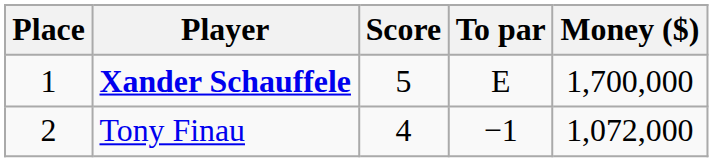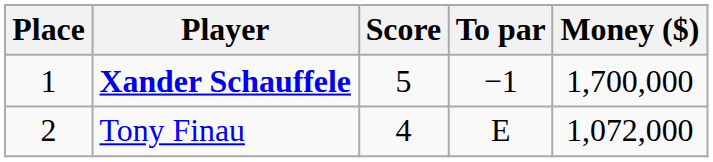(501, 80) E -> (501, 80) −1
(501, 130) −1 -> (501, 130) E
